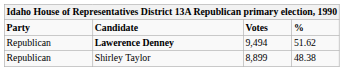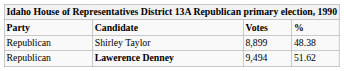rows swapped: (134, 43) <-> (123, 58)
